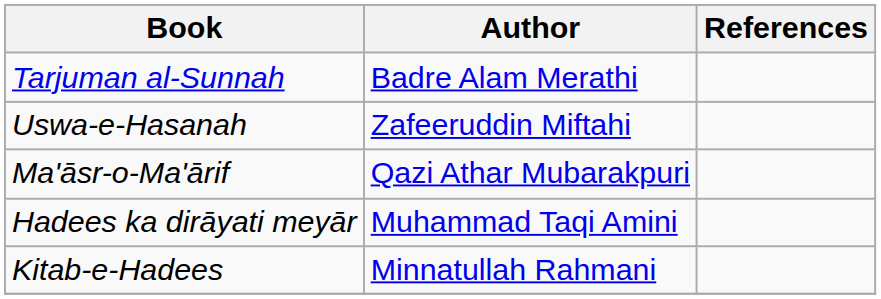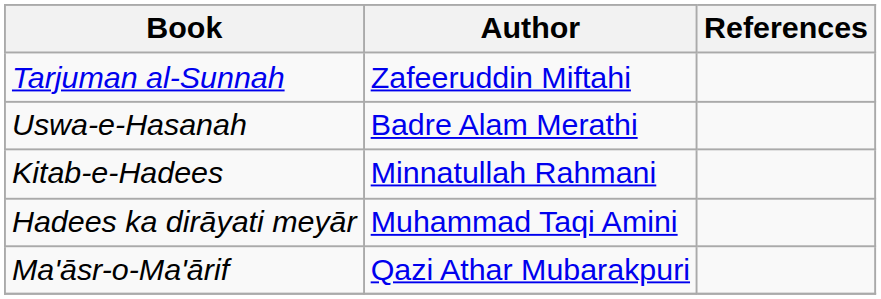(504, 76) Badre Alam Merathi -> (501, 76) Zafeeruddin Miftahi
(501, 125) Zafeeruddin Miftahi -> (504, 125) Badre Alam Merathi
rows swapped: (118, 269) <-> (121, 173)
